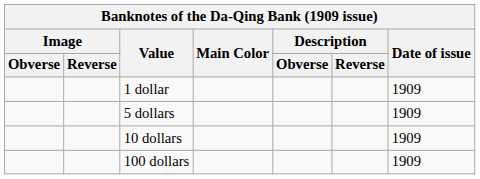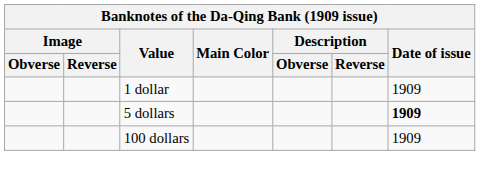(406, 113) normal -> (406, 113) bold
- row: (153, 138)
